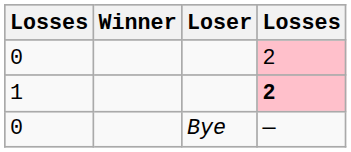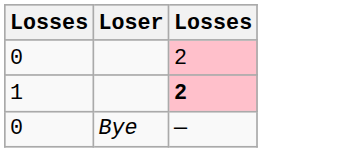- column: (138, 23)
